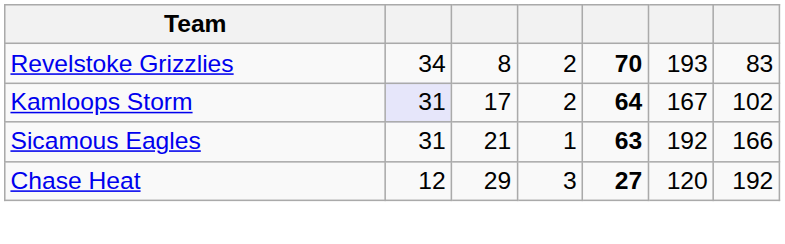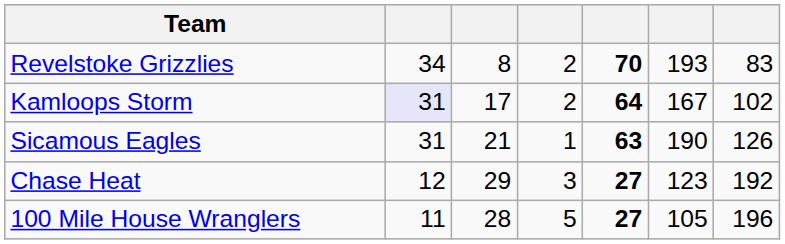(687, 141) 192 -> (687, 141) 190
(753, 141) 166 -> (753, 141) 126
(687, 180) 120 -> (687, 180) 123
+ row: (155, 219)
